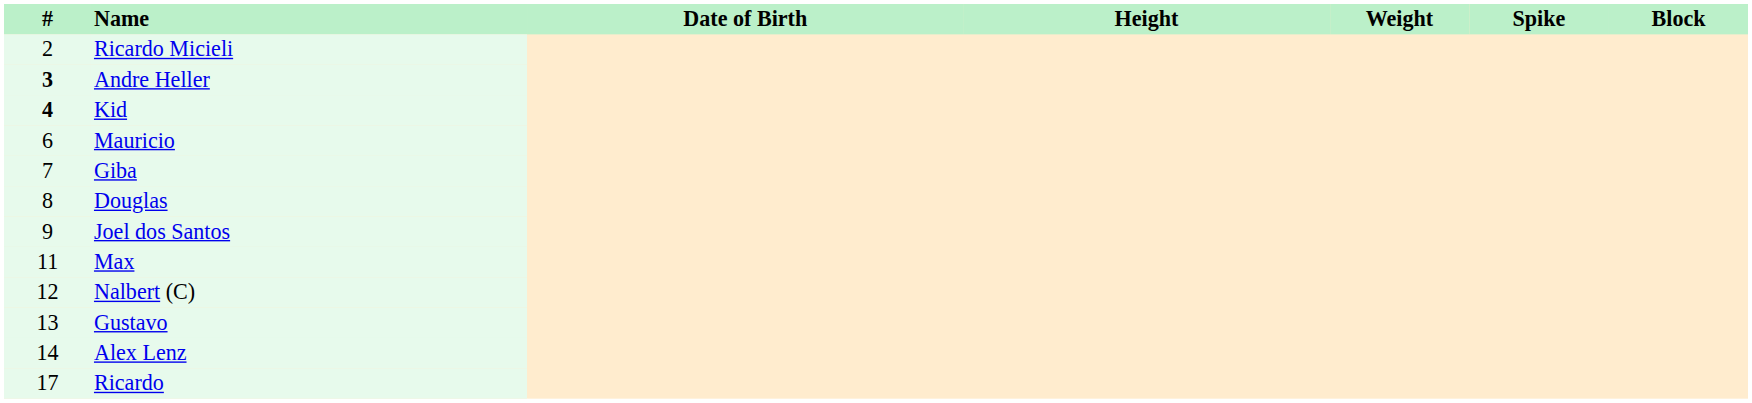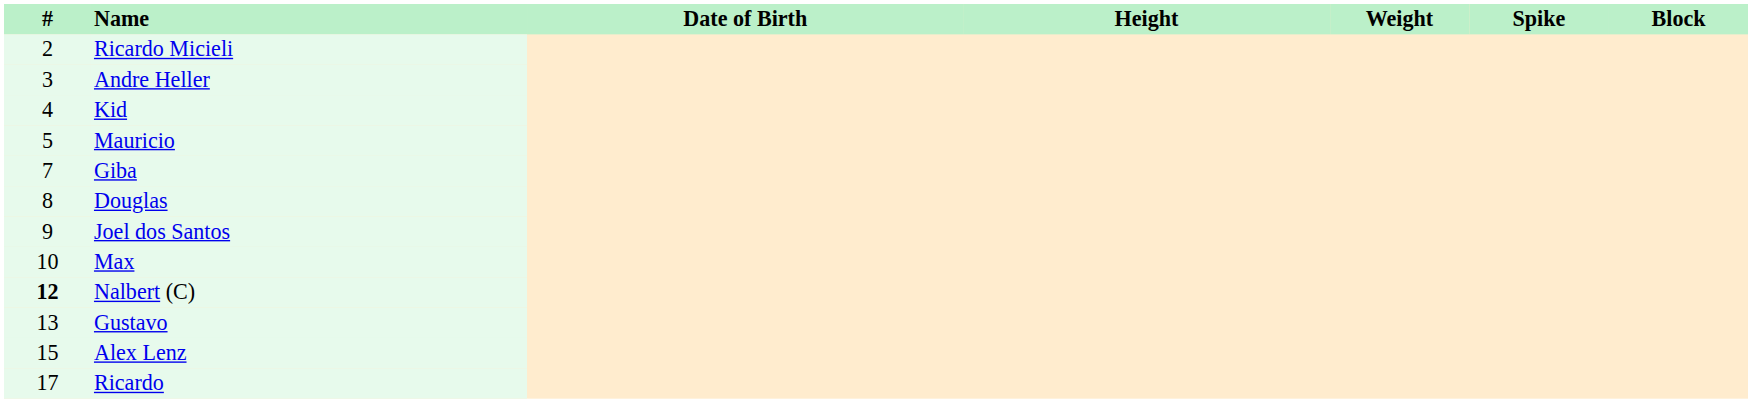(48, 79) bold -> (48, 79) normal
(48, 110) bold -> (48, 110) normal
(48, 140) 6 -> (48, 140) 5
(48, 261) 11 -> (48, 261) 10
(48, 292) normal -> (48, 292) bold
(48, 352) 14 -> (48, 352) 15
